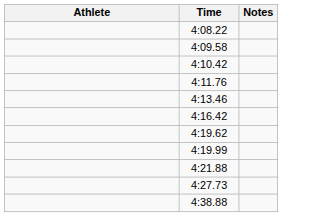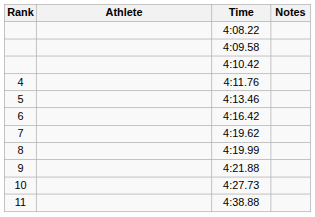+ column: (20, 13)
